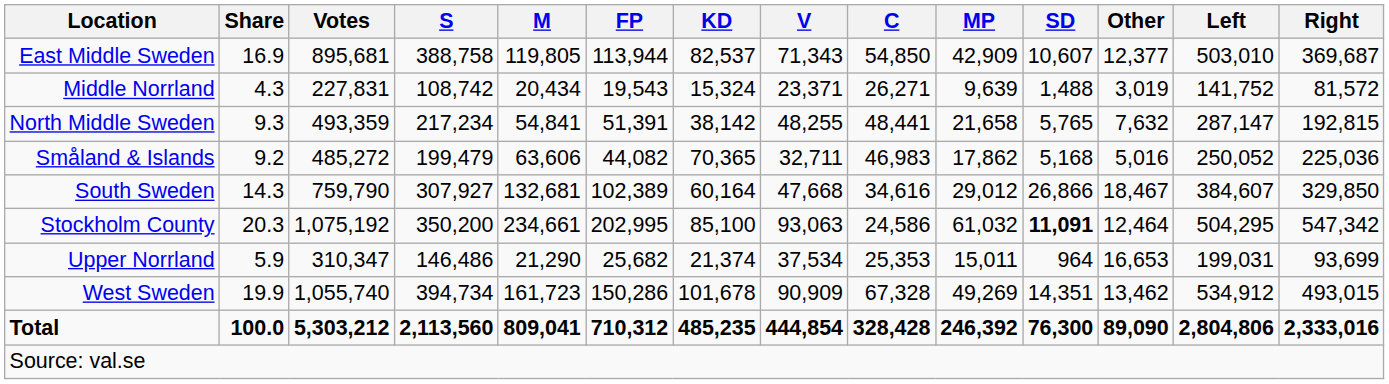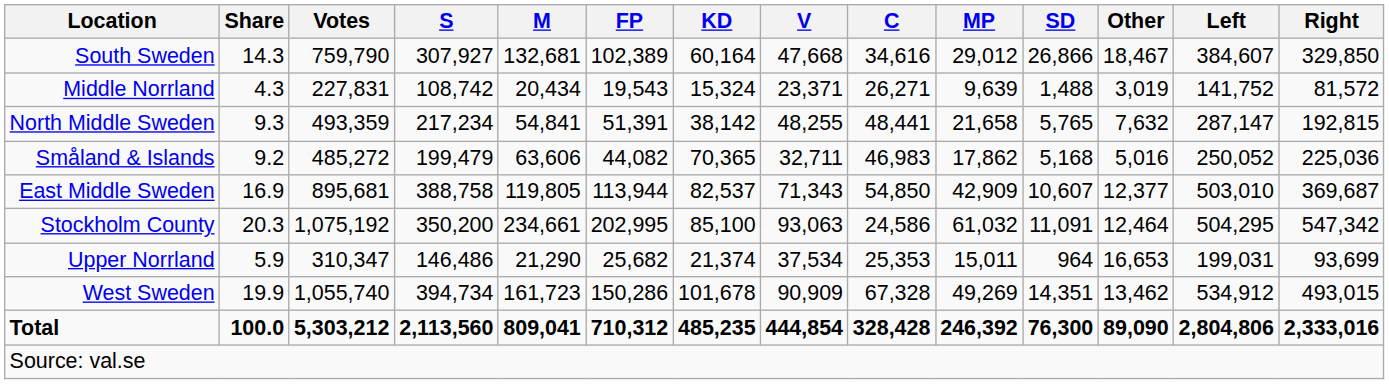rows swapped: (117, 55) <-> (145, 191)
(1061, 225) bold -> (1061, 225) normal
